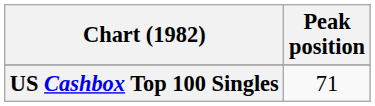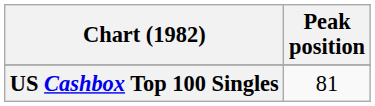(327, 82) 71 -> (327, 82) 81
